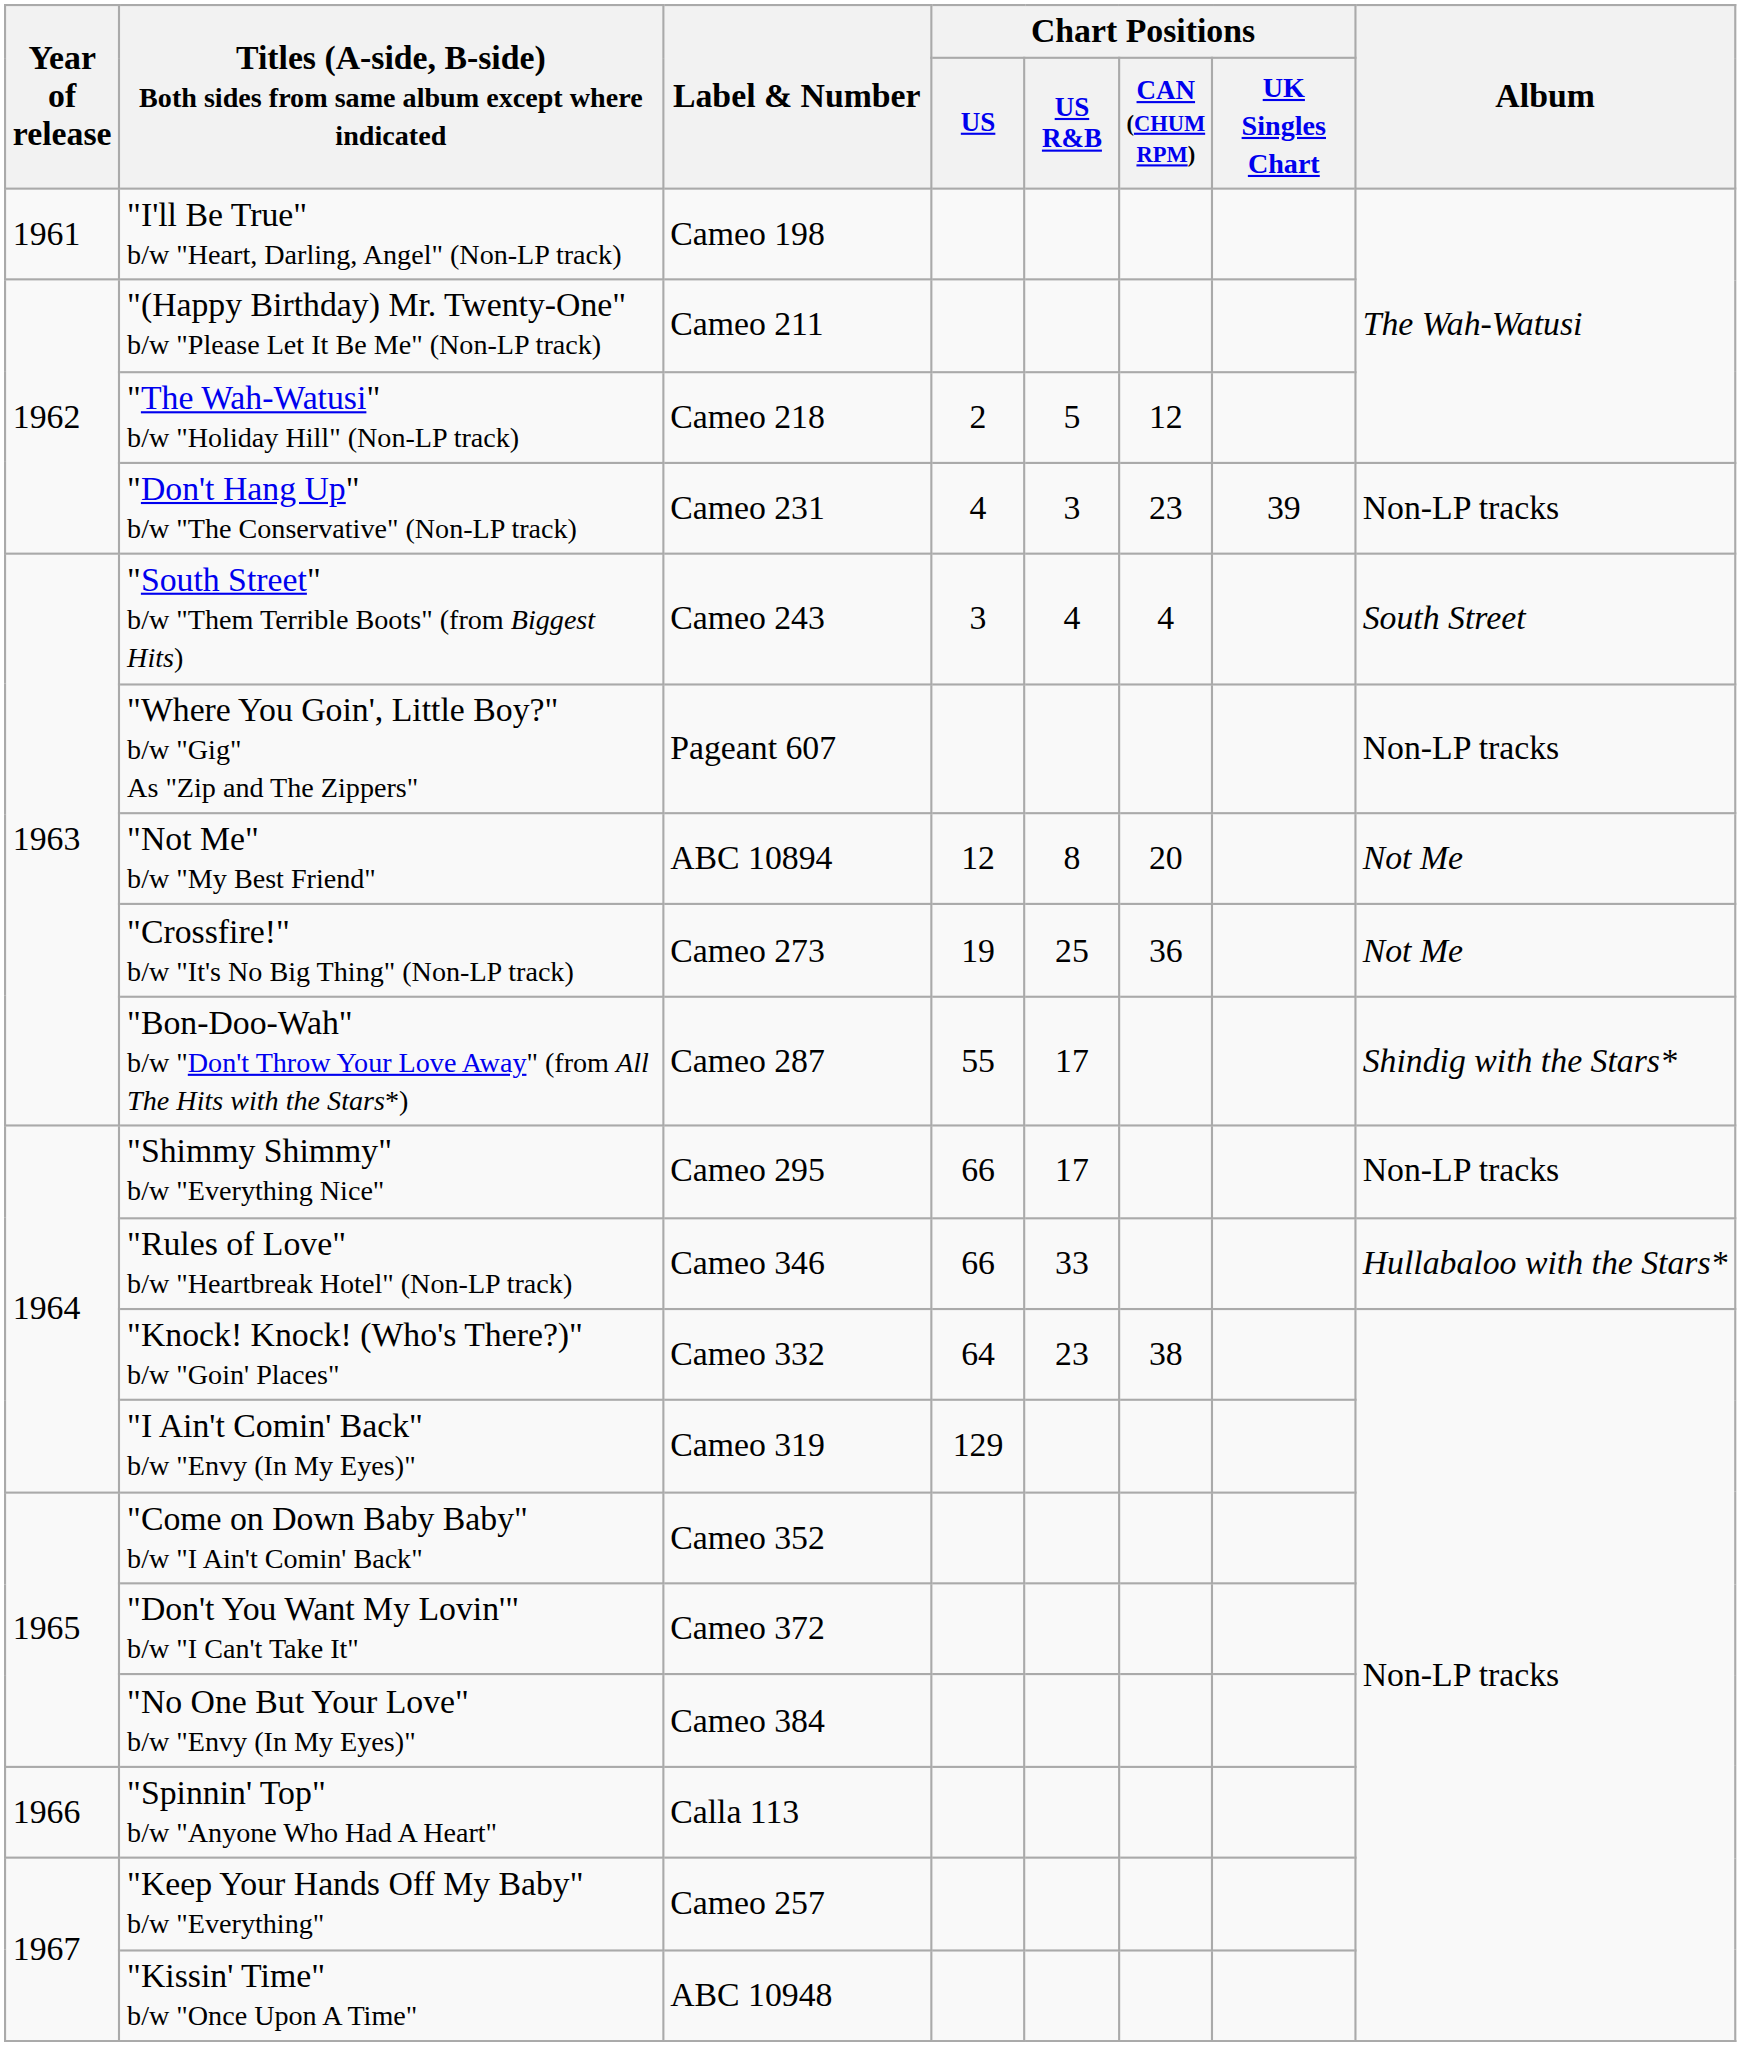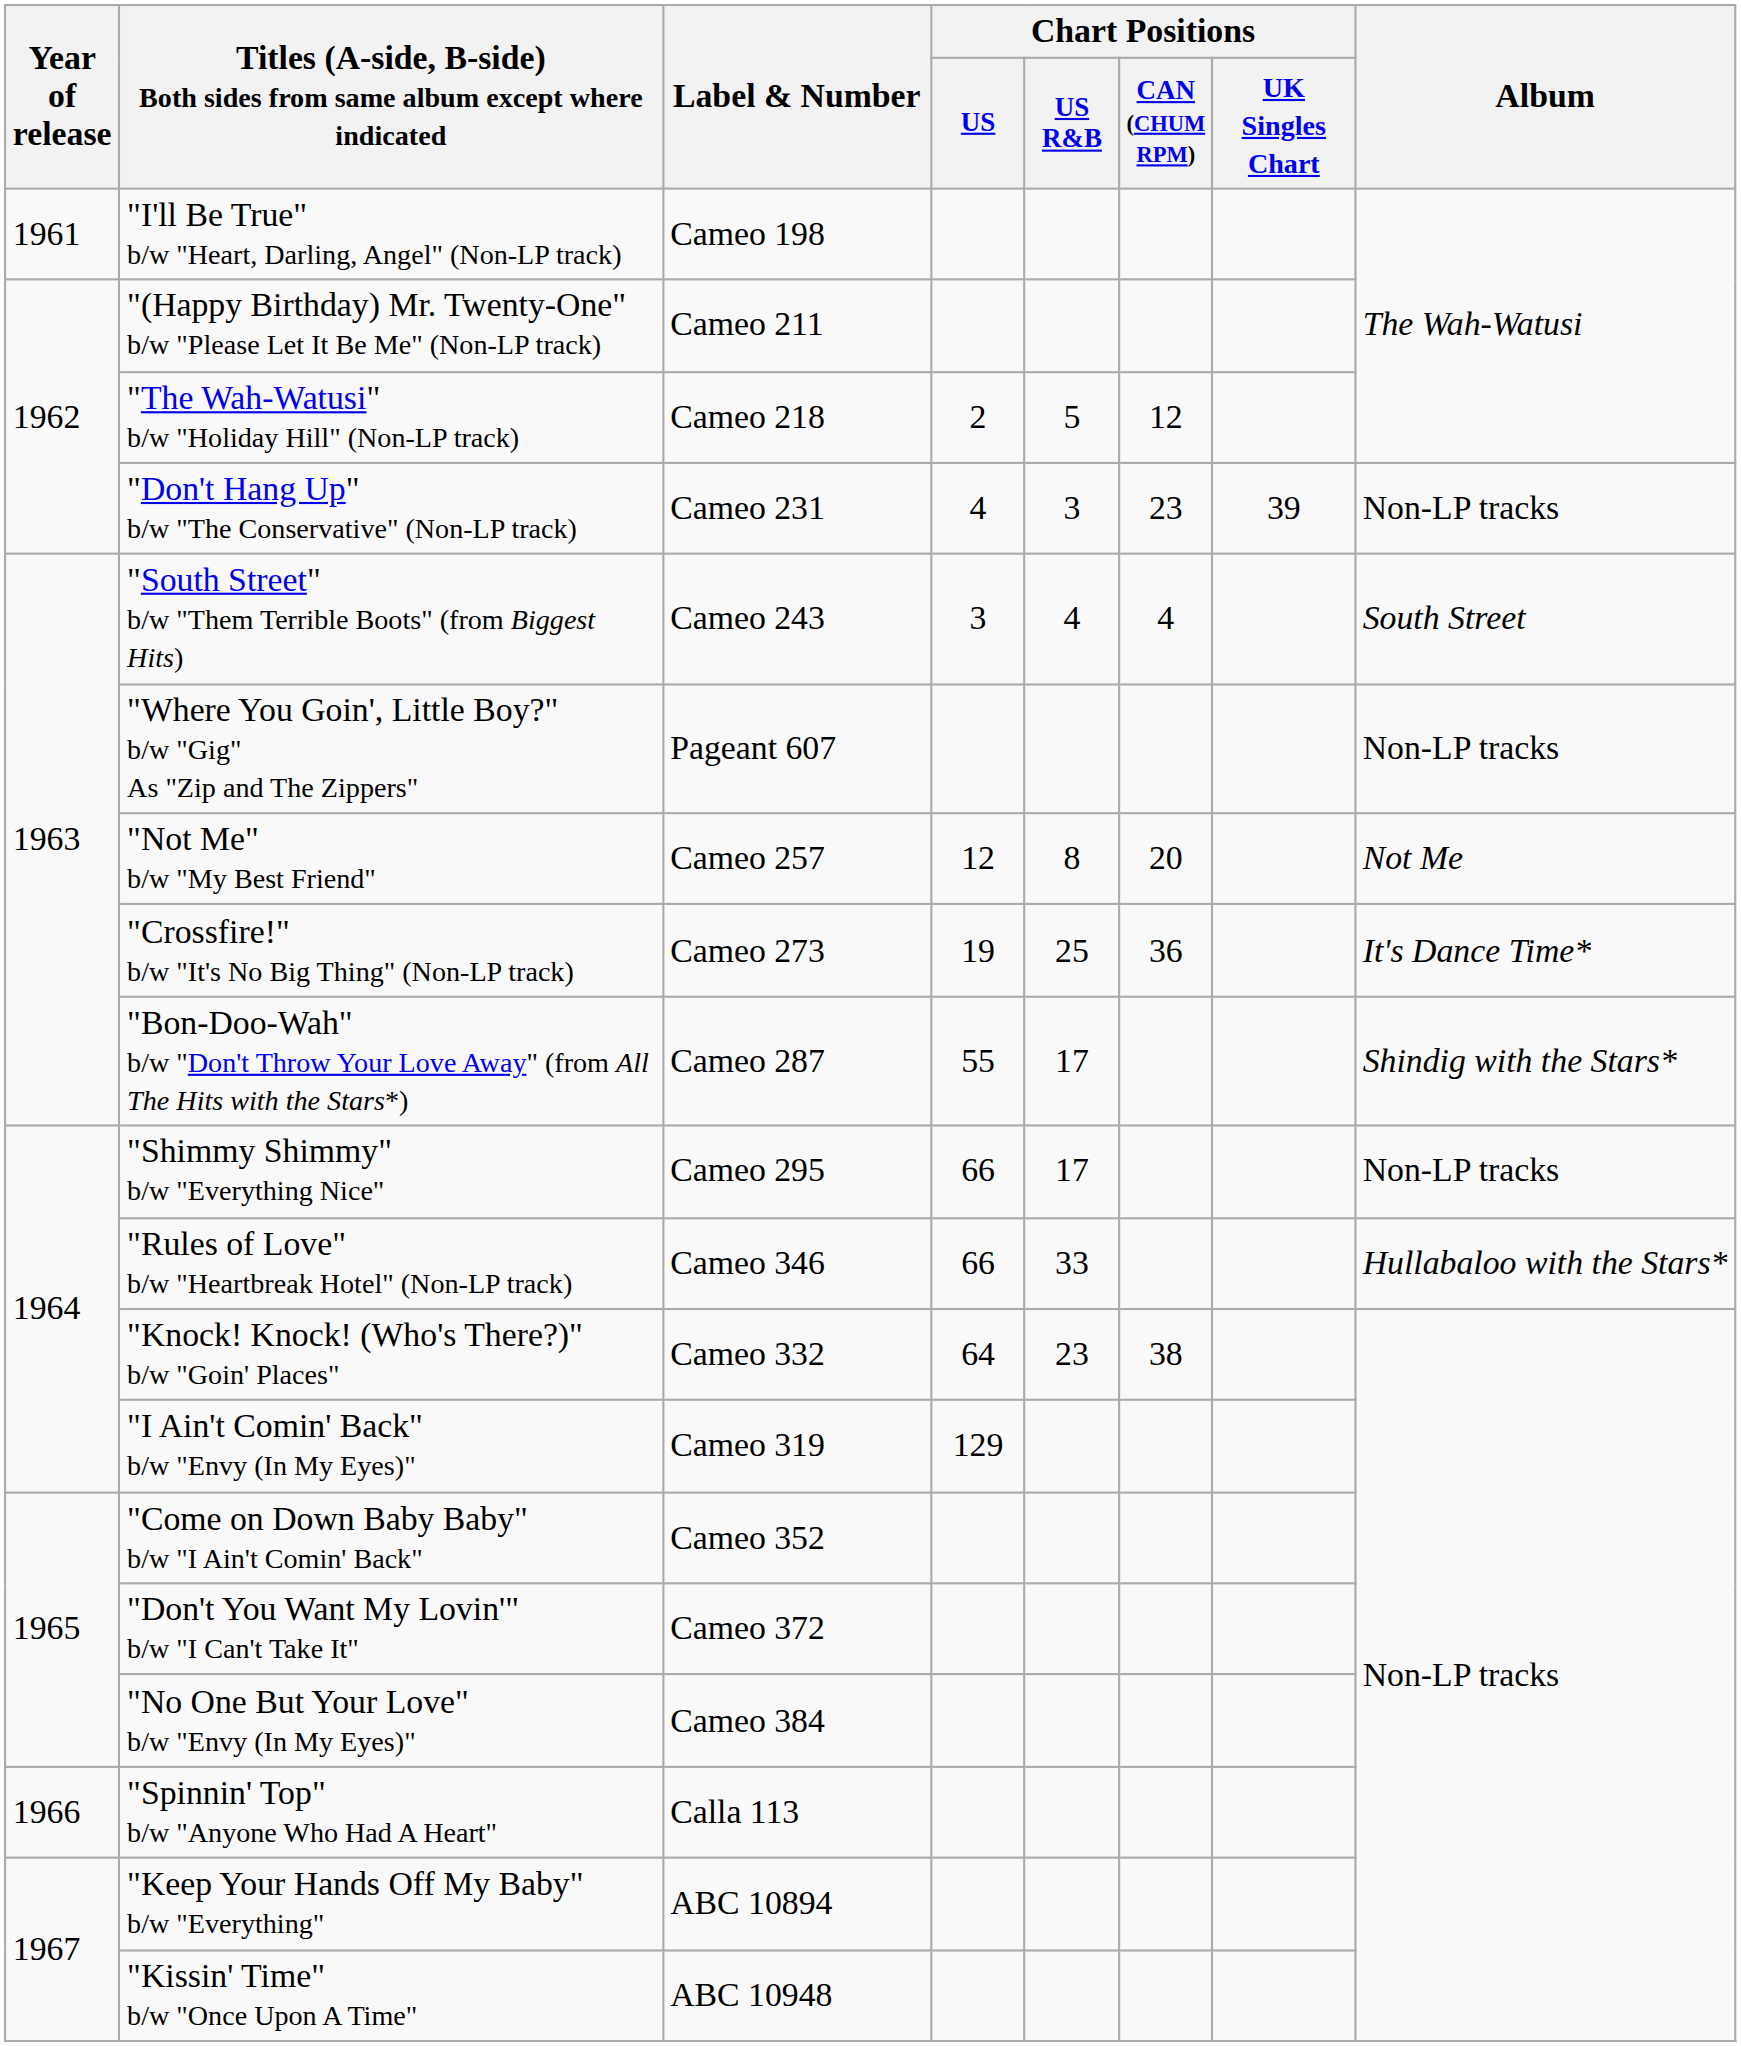(751, 858) ABC 10894 -> (748, 858) Cameo 257
(1413, 949) Not Me -> (1477, 949) It's Dance Time*
(748, 1903) Cameo 257 -> (751, 1903) ABC 10894
